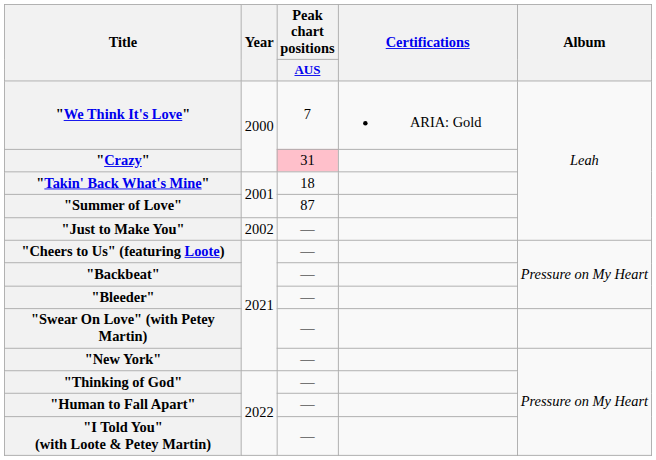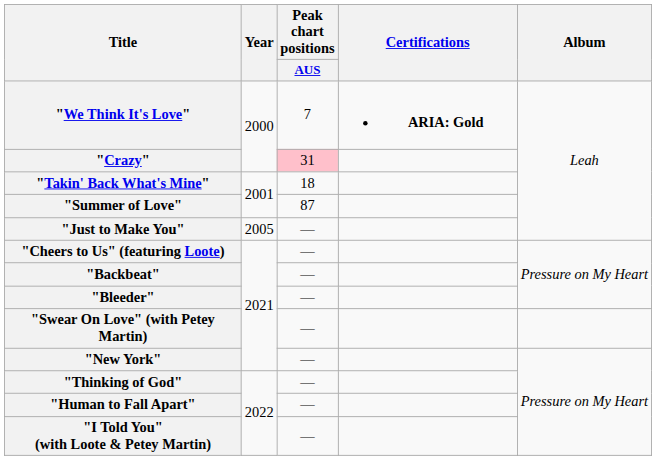(428, 123) normal -> (428, 123) bold
(259, 228) 2002 -> (259, 228) 2005
